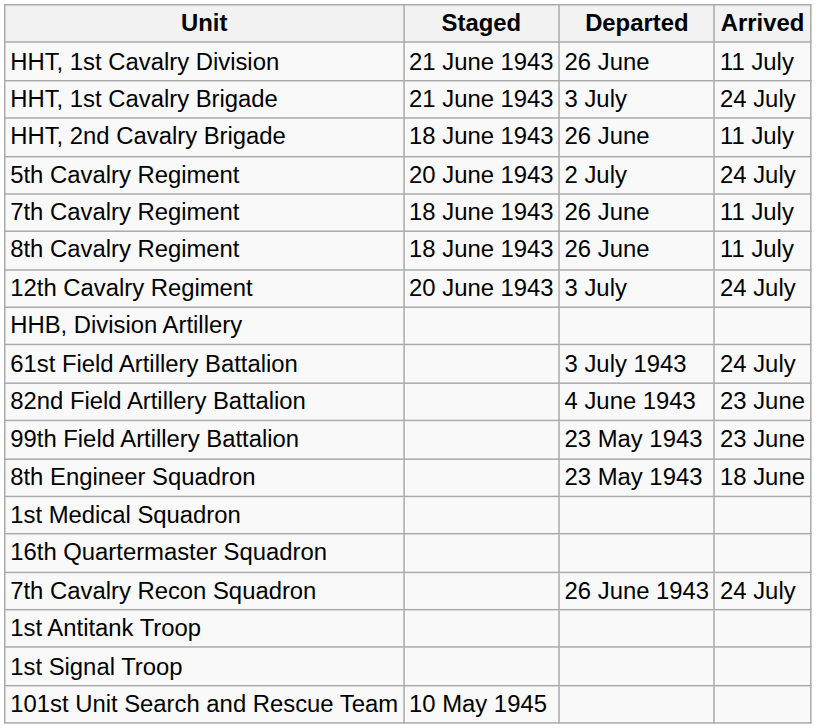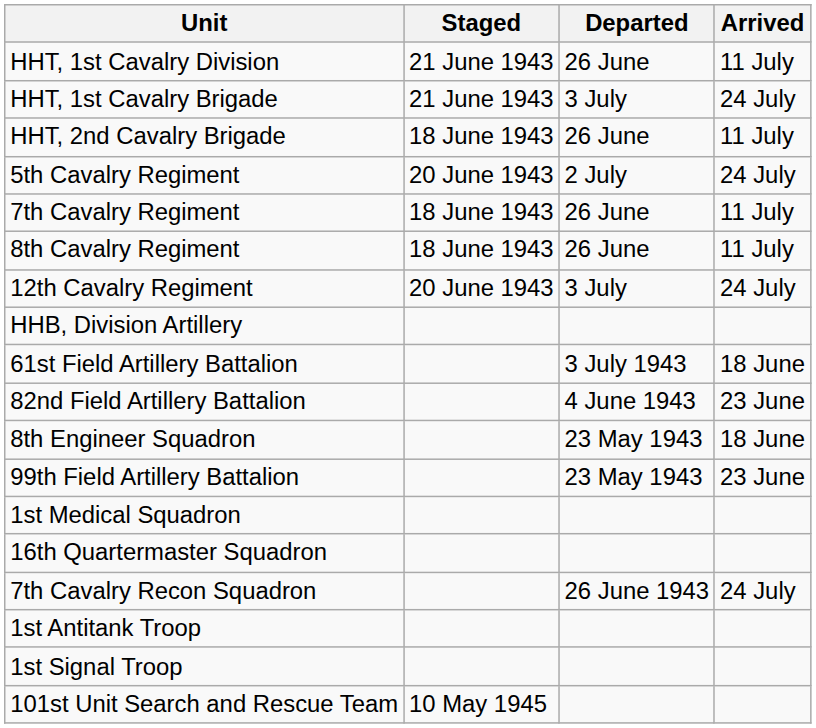(758, 363) 24 July -> (762, 363) 18 June
rows swapped: (155, 439) <-> (133, 477)
